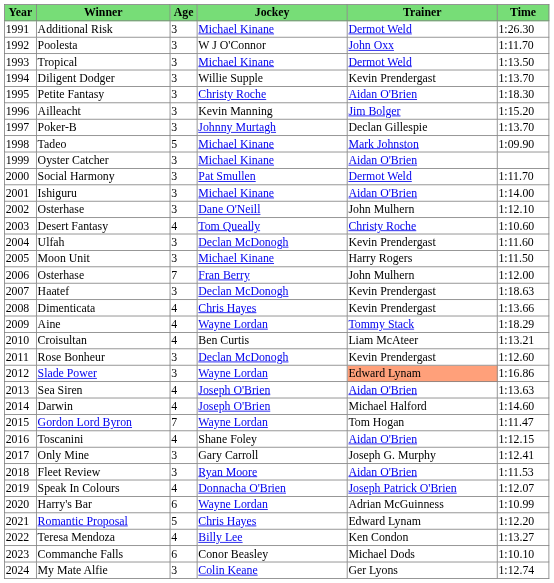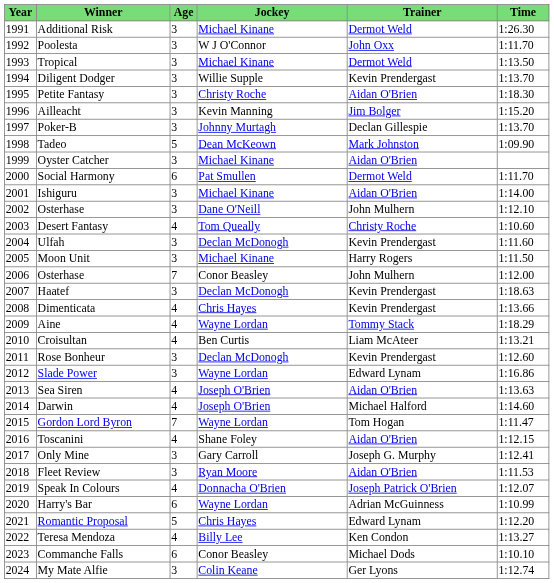(236, 143) Michael Kinane -> (237, 143) Dean McKeown
(174, 176) 3 -> (174, 176) 6
(224, 275) Fran Berry -> (233, 275) Conor Beasley
(385, 373) lightsalmon background -> (385, 373) no background
